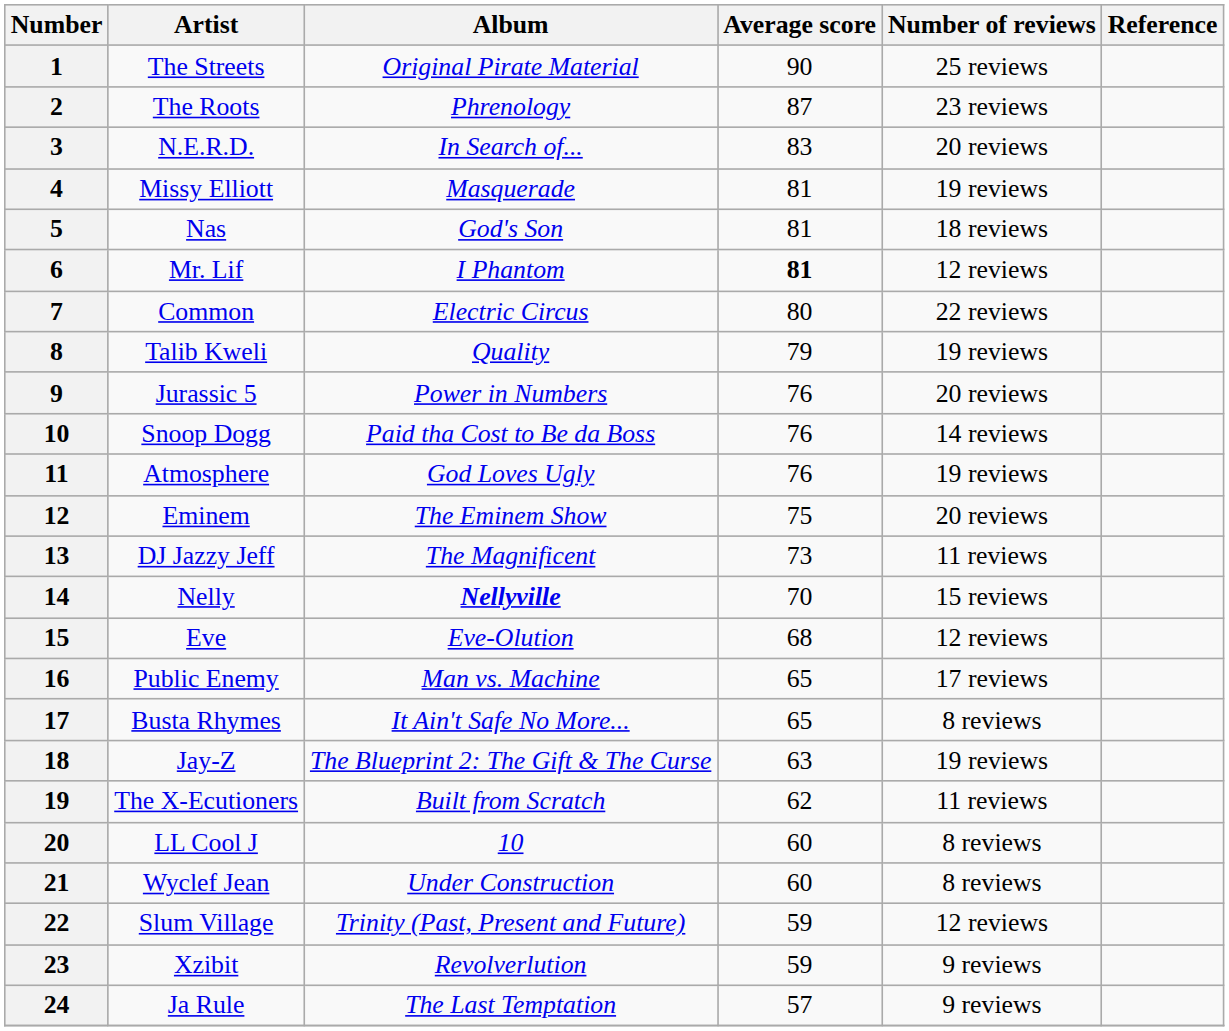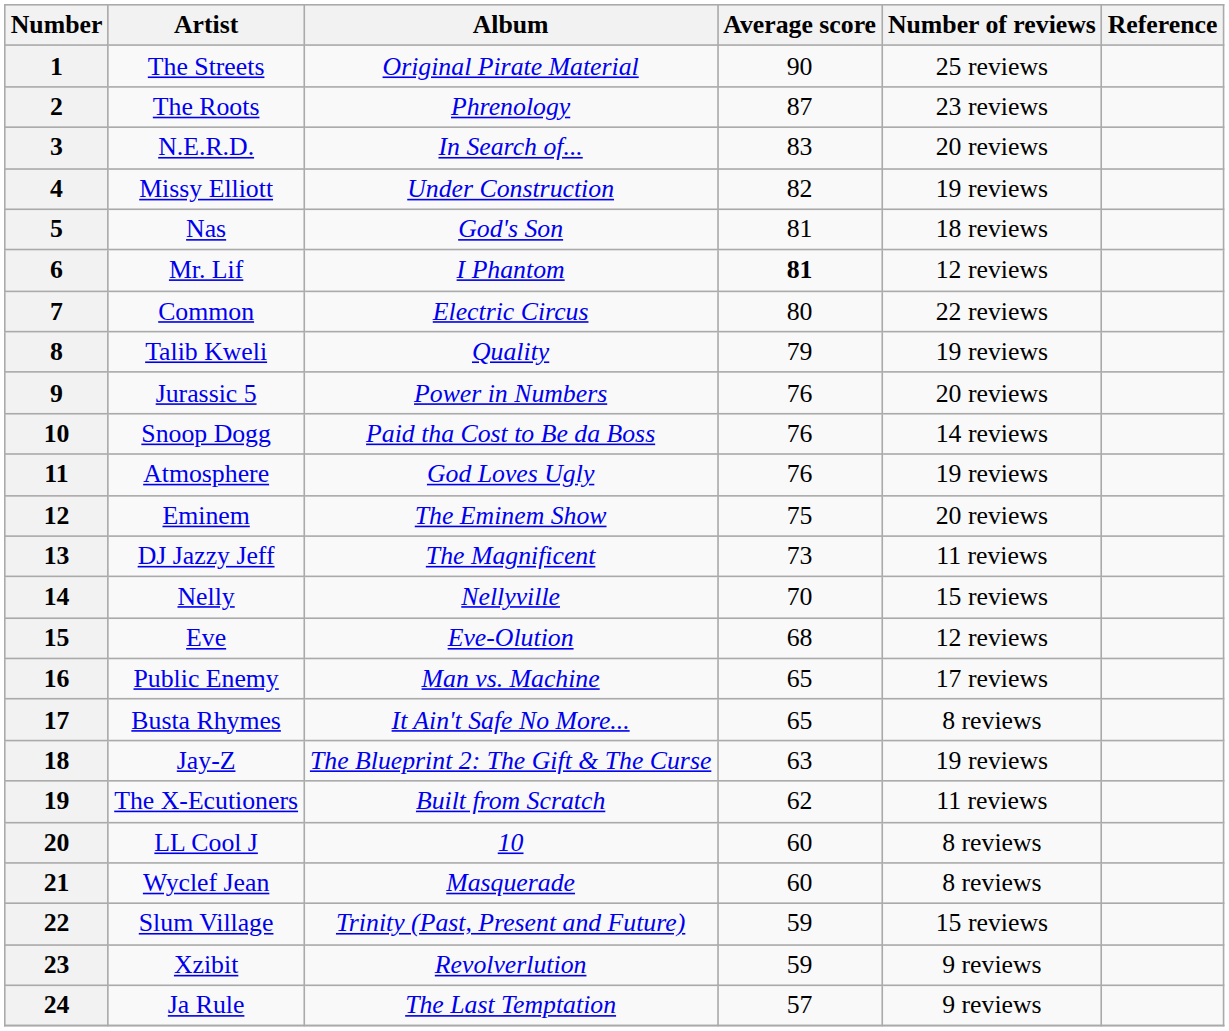(511, 188) Masquerade -> (511, 188) Under Construction
(800, 188) 81 -> (800, 188) 82
(511, 596) bold -> (511, 596) normal
(511, 882) Under Construction -> (511, 882) Masquerade
(992, 923) 12 reviews -> (992, 923) 15 reviews
